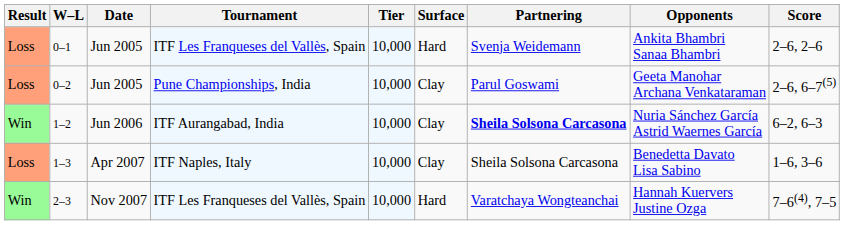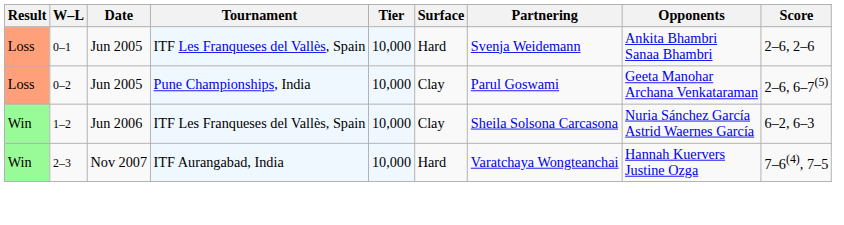(219, 123) ITF Aurangabad, India -> (259, 123) ITF Les Franqueses del Vallès, Spain
(549, 123) bold -> (544, 123) normal
- row: (62, 163)
(259, 200) ITF Les Franqueses del Vallès, Spain -> (219, 162) ITF Aurangabad, India
